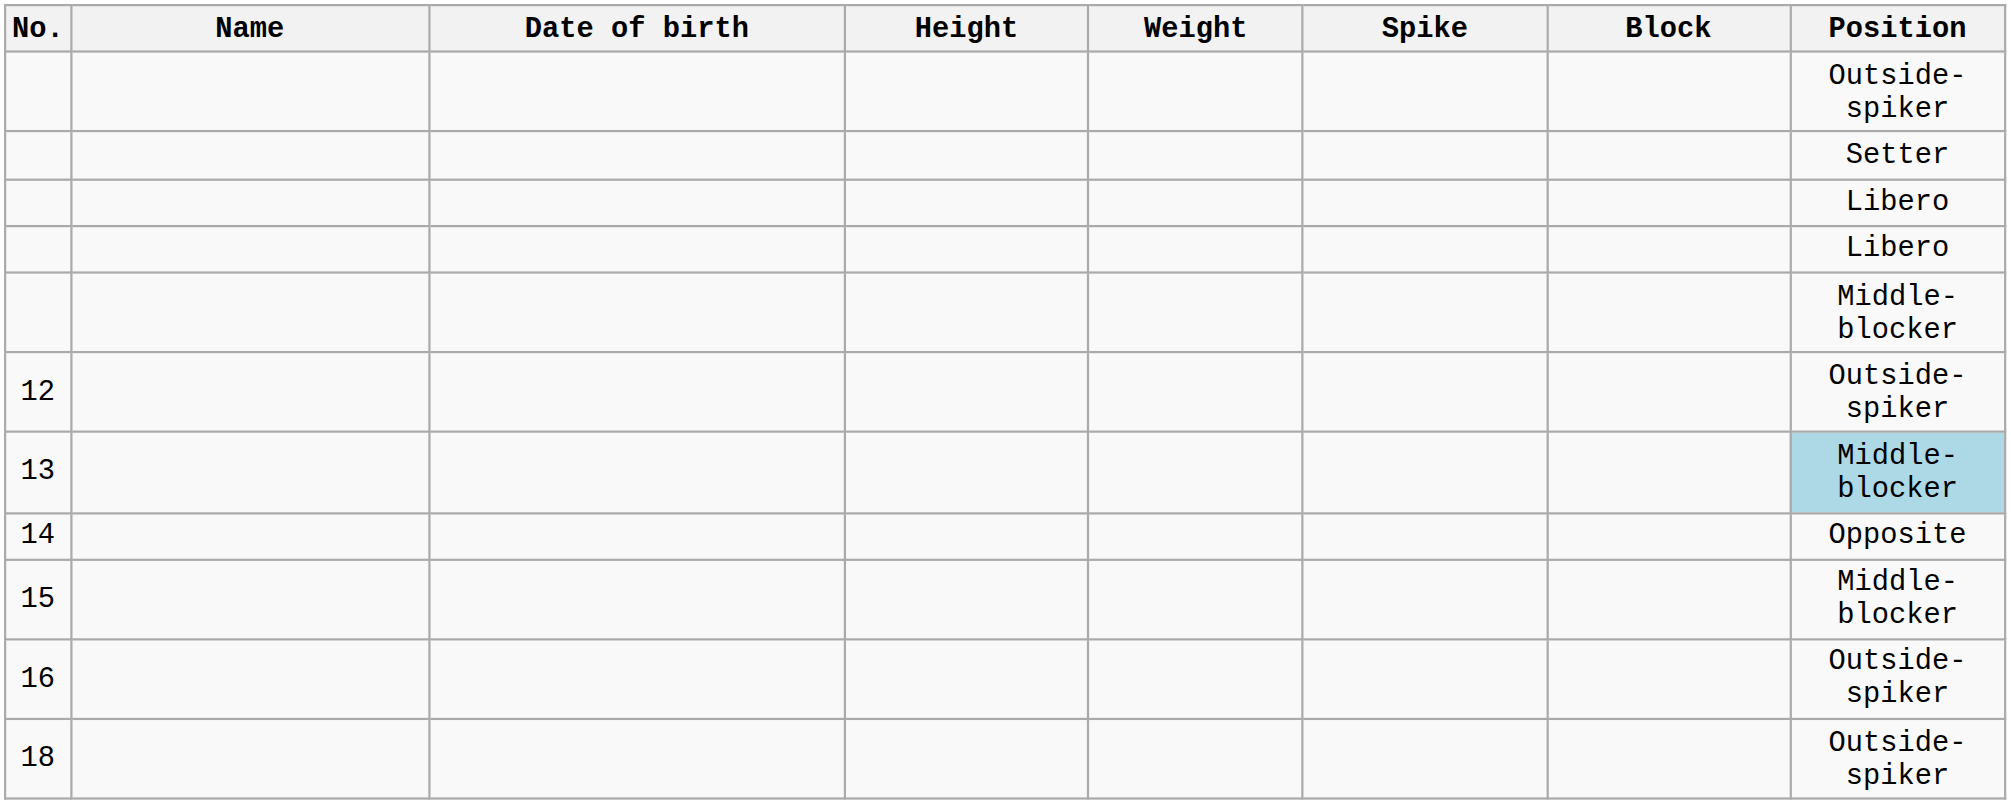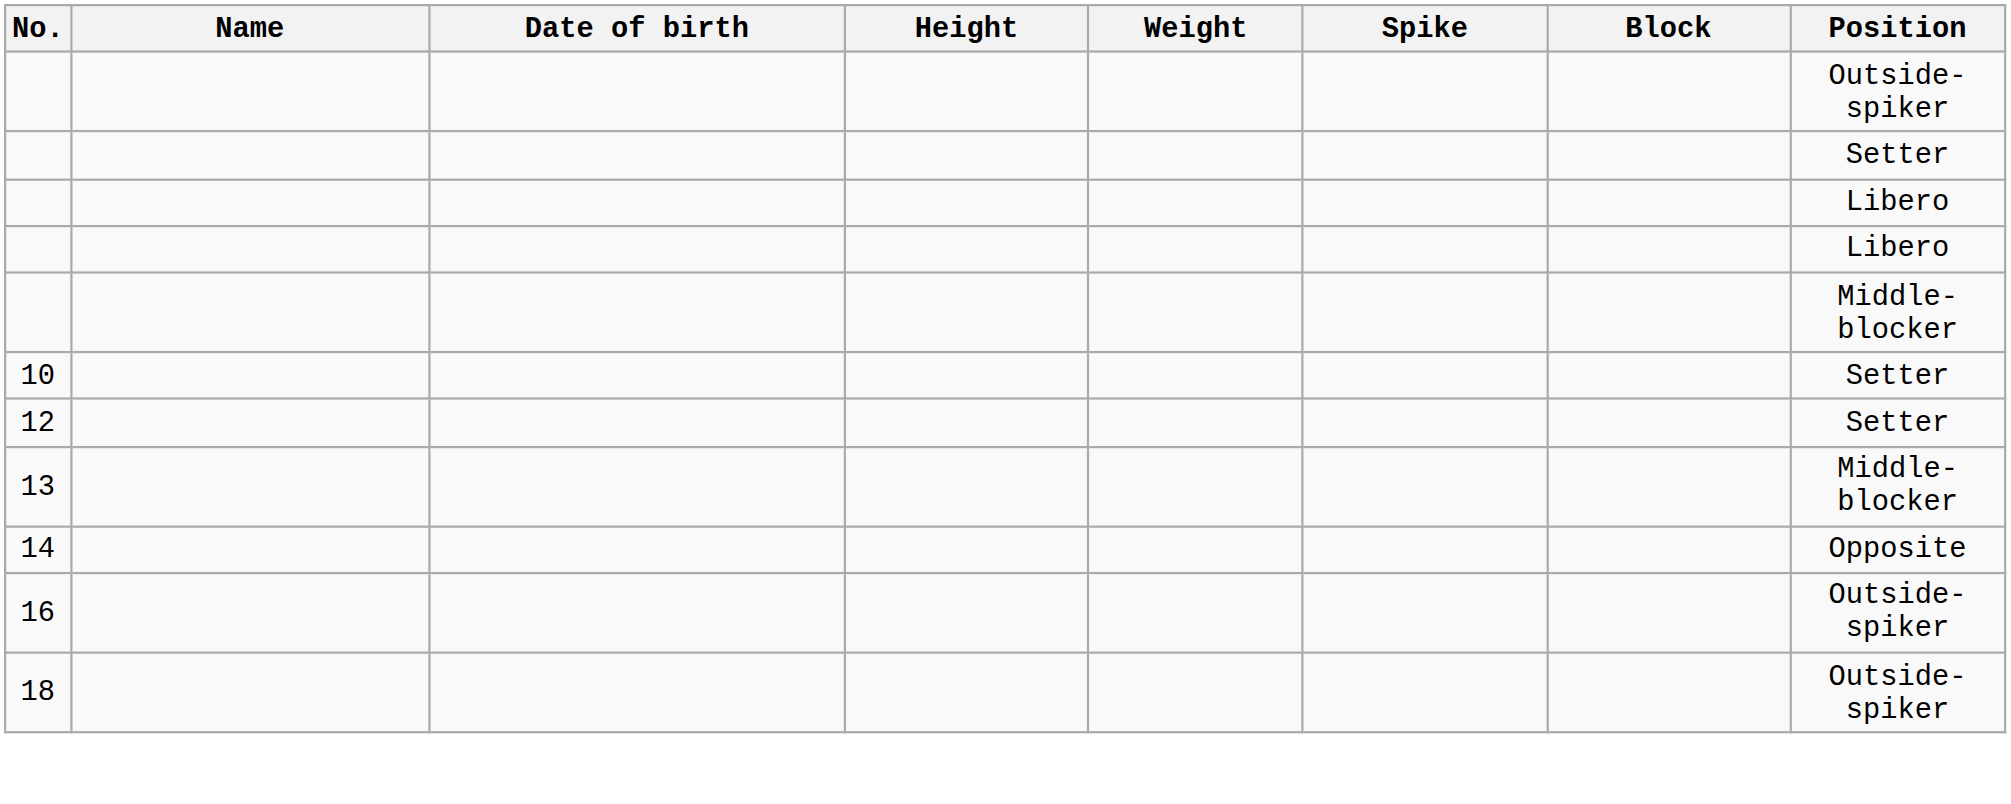+ row: (38, 376)
(1898, 392) Outside-spiker -> (1898, 423) Setter
(1898, 472) lightblue background -> (1898, 486) no background
- row: (38, 599)
